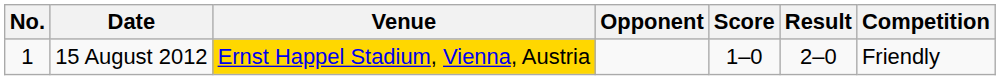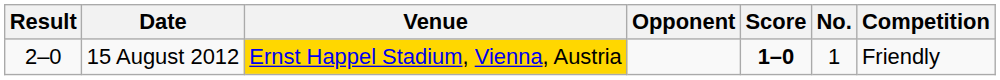columns swapped: (27, 21) <-> (818, 21)
(744, 56) normal -> (776, 56) bold
